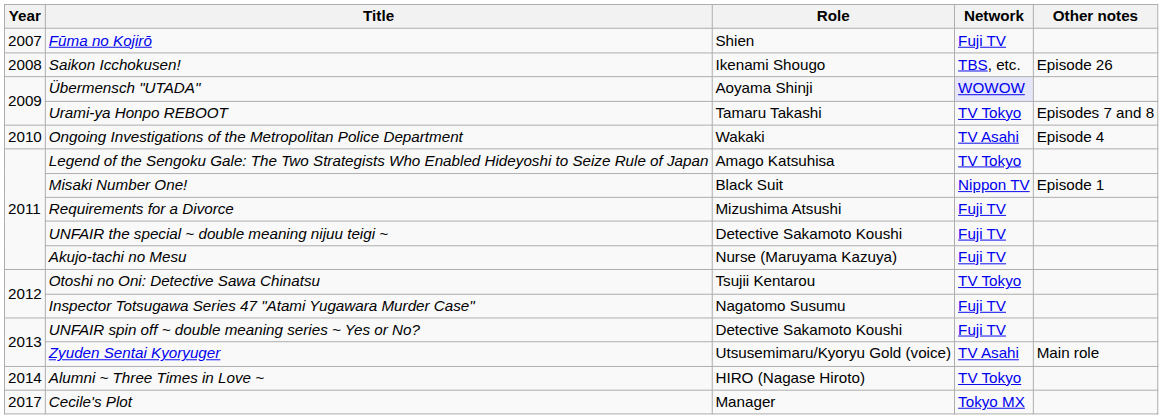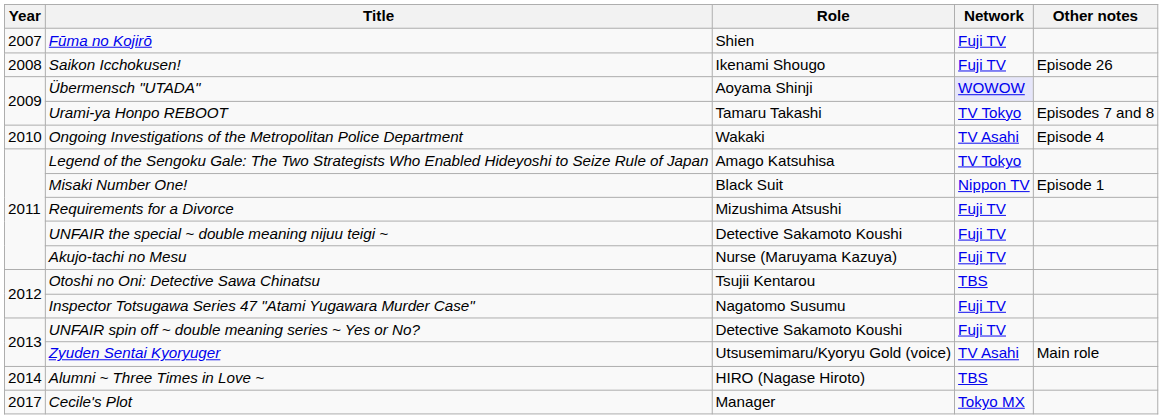(989, 64) TBS, etc. -> (982, 64) Fuji TV
(990, 281) TV Tokyo -> (973, 281) TBS
(990, 378) TV Tokyo -> (973, 378) TBS
